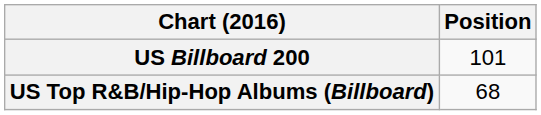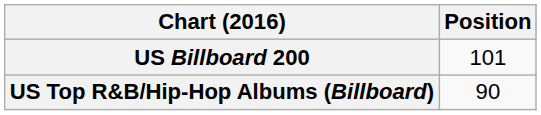(488, 92) 68 -> (488, 92) 90
